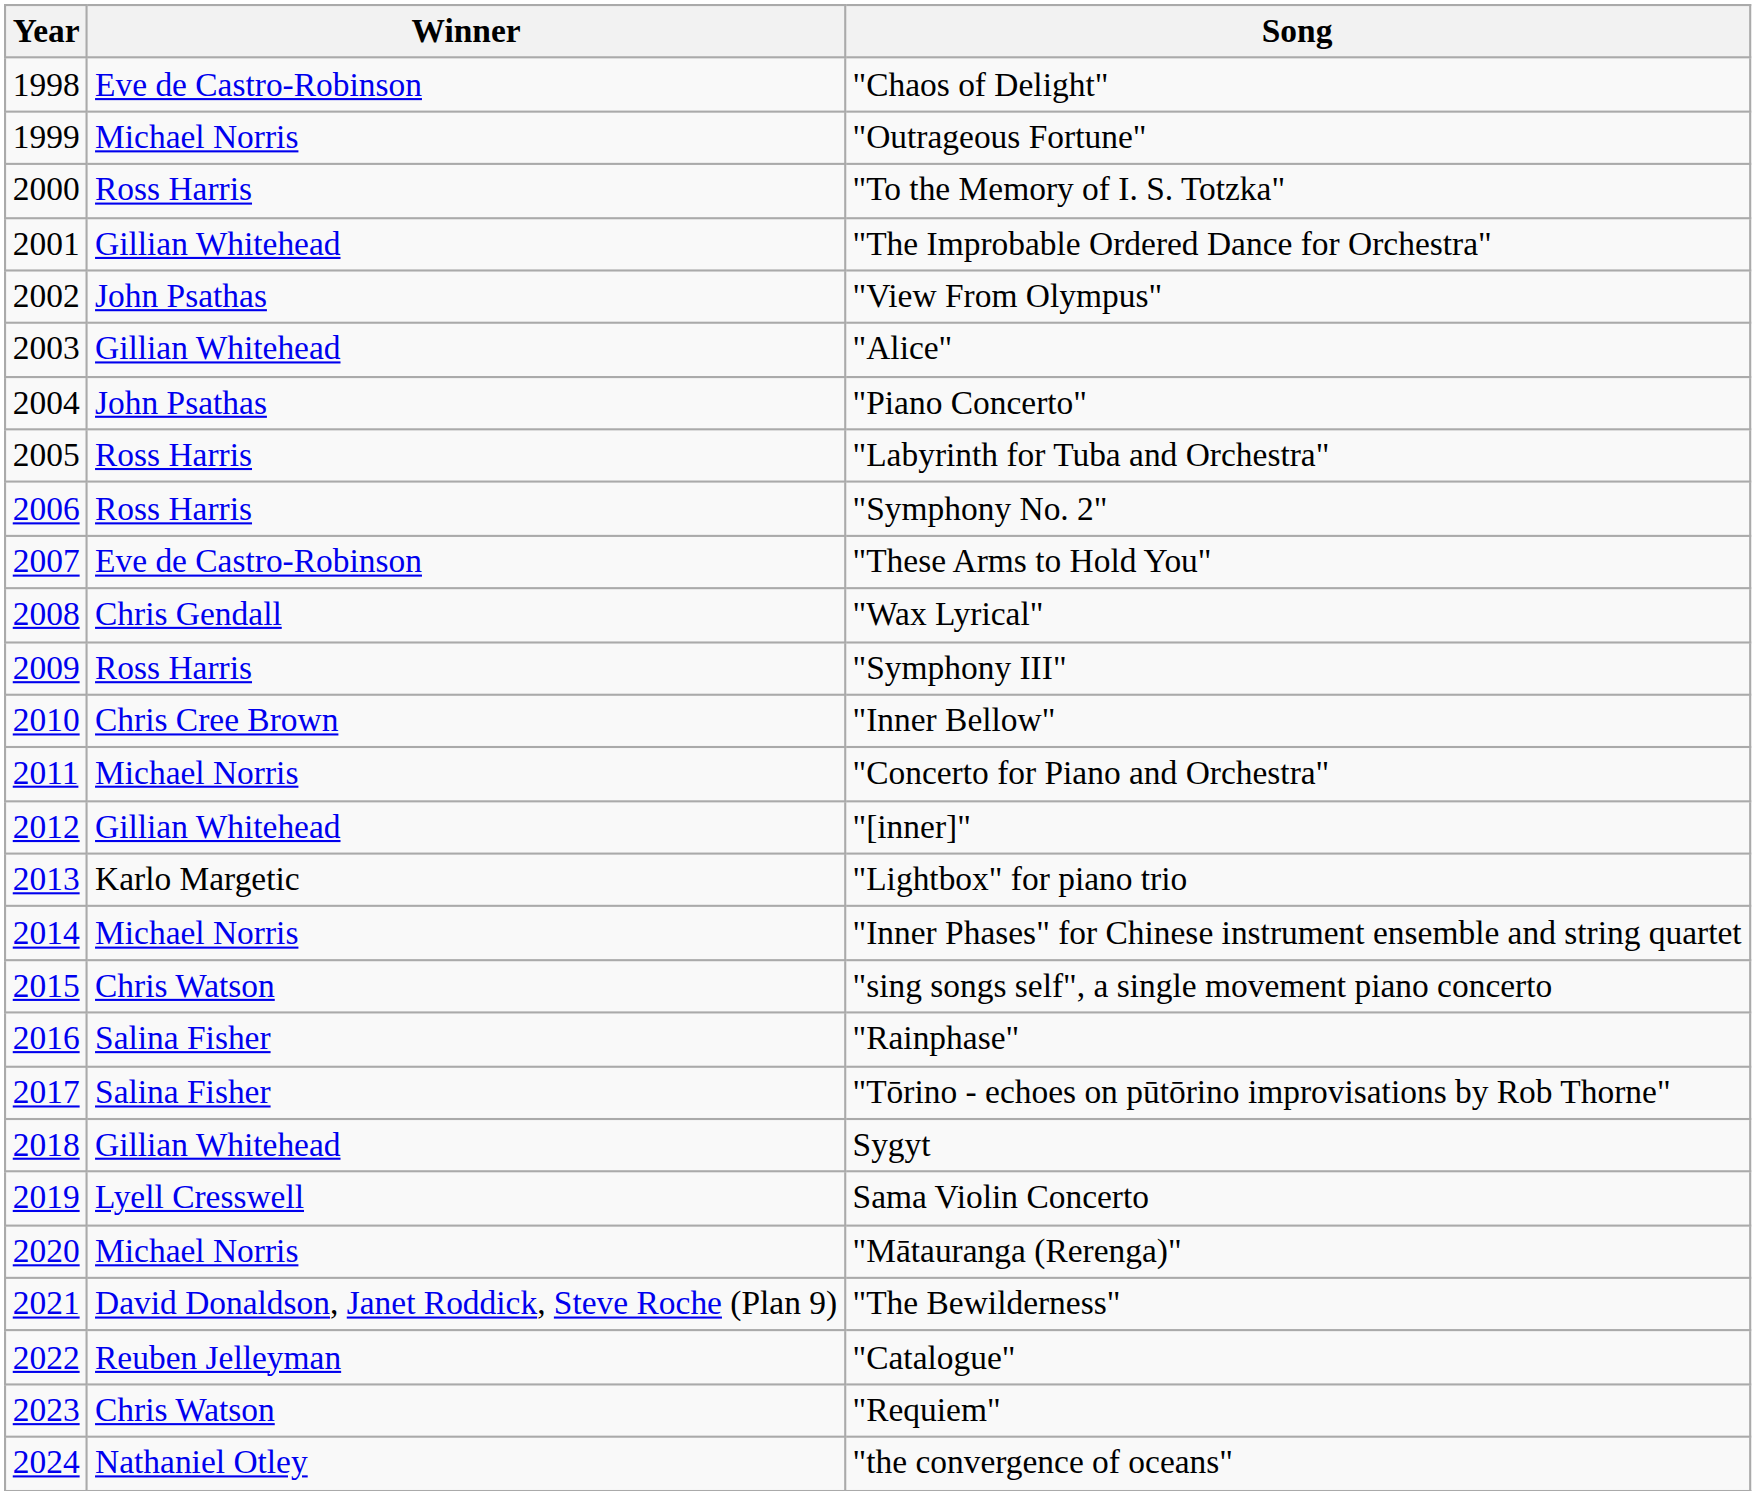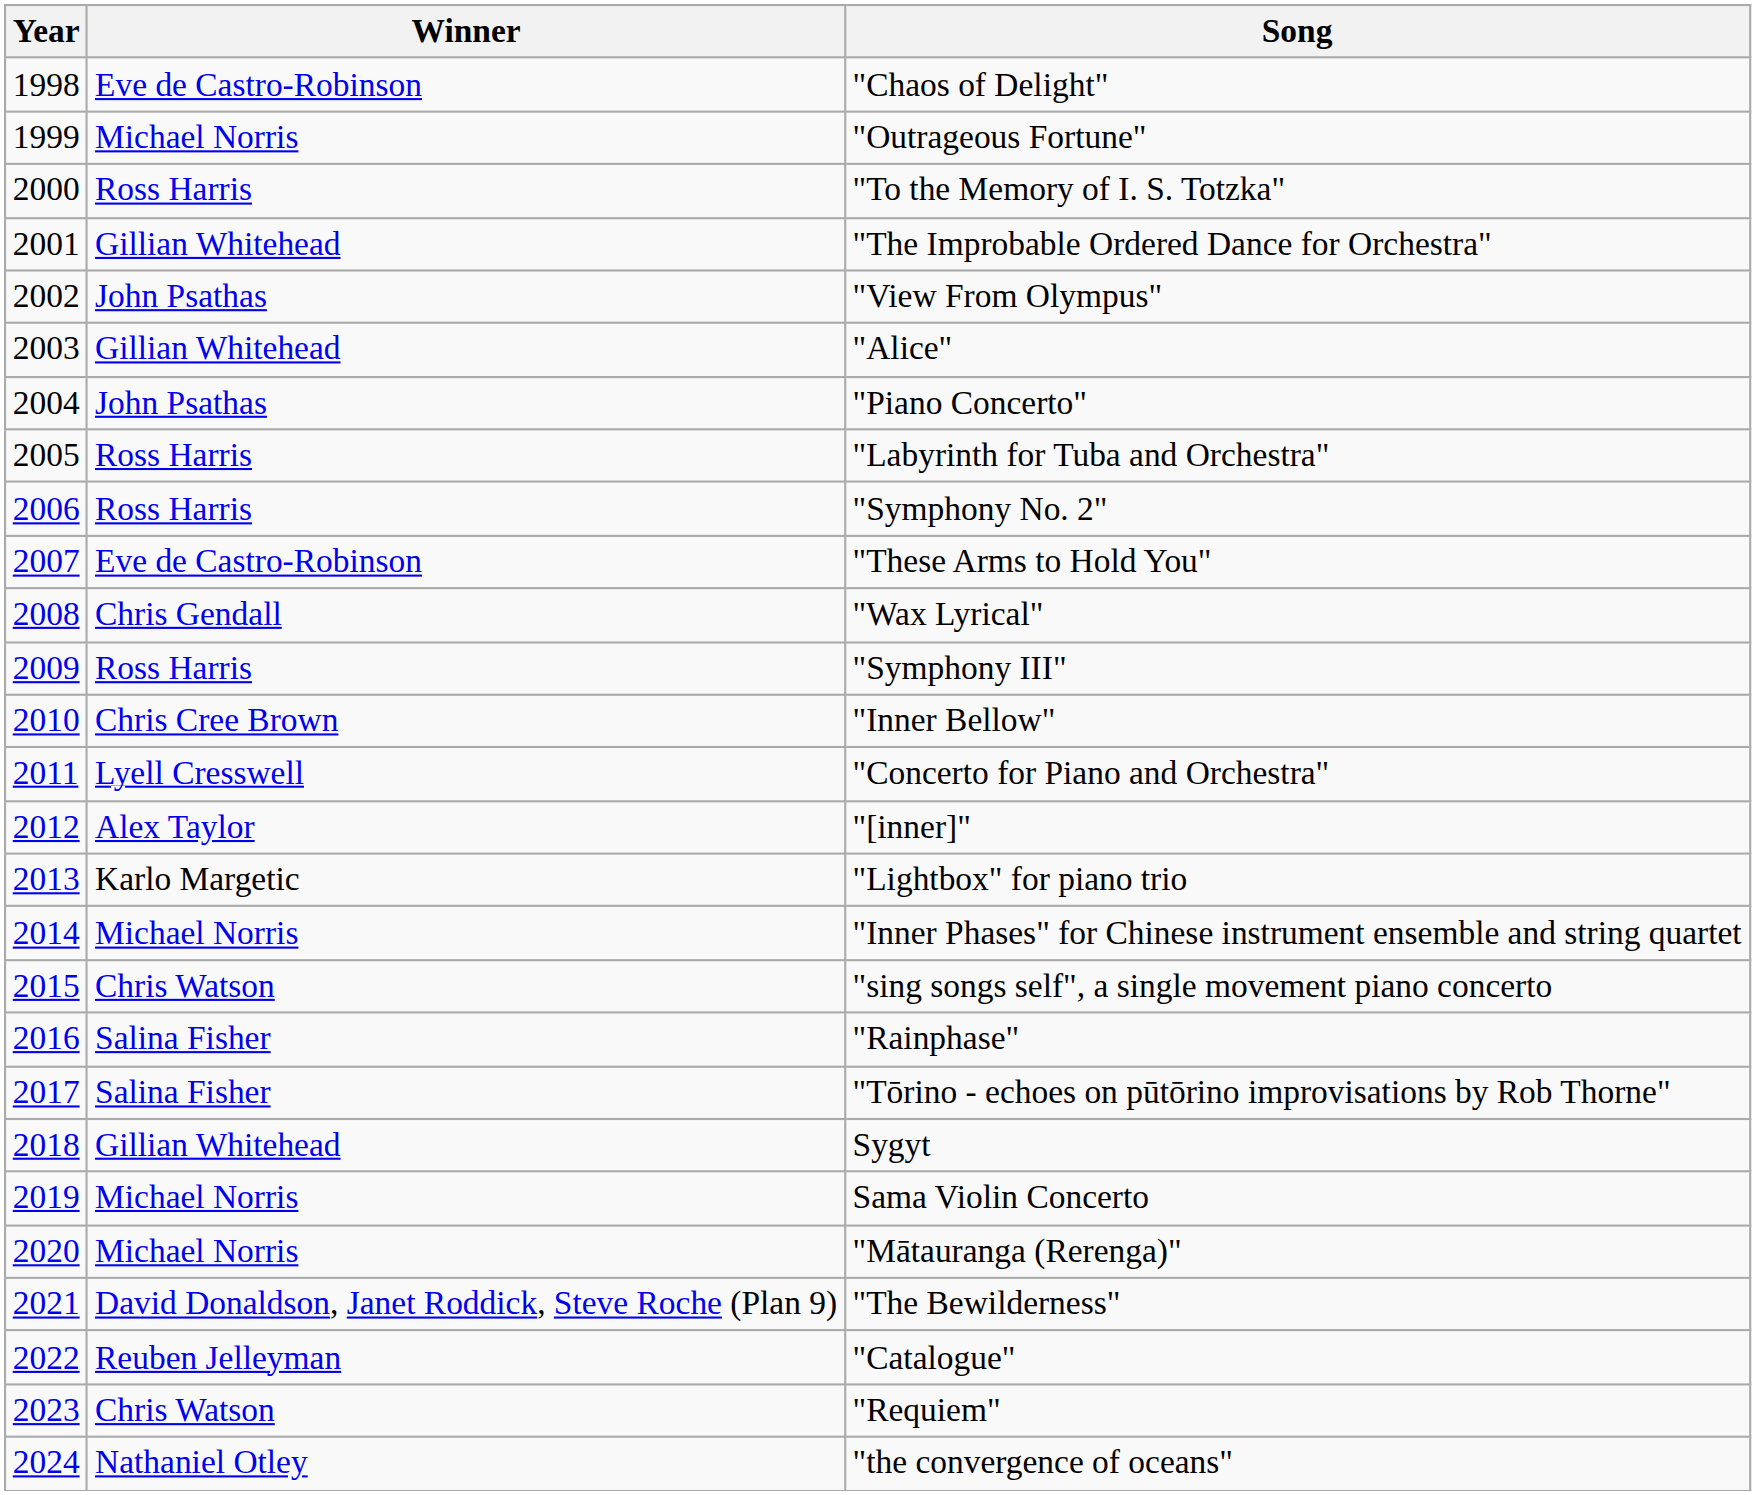(197, 773) Michael Norris -> (200, 773) Lyell Cresswell
(218, 826) Gillian Whitehead -> (175, 826) Alex Taylor
(200, 1197) Lyell Cresswell -> (197, 1197) Michael Norris
